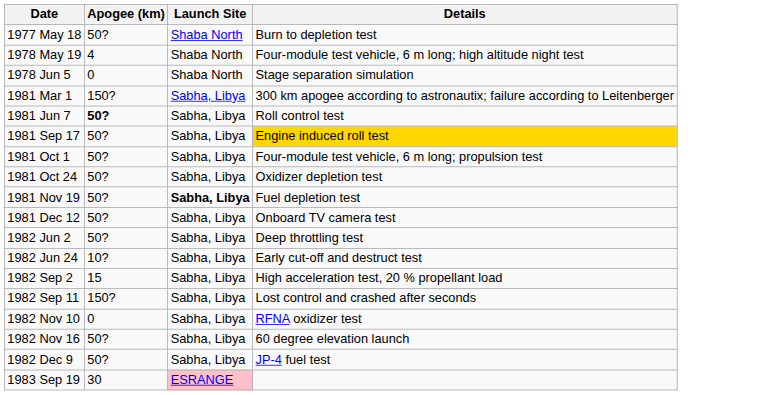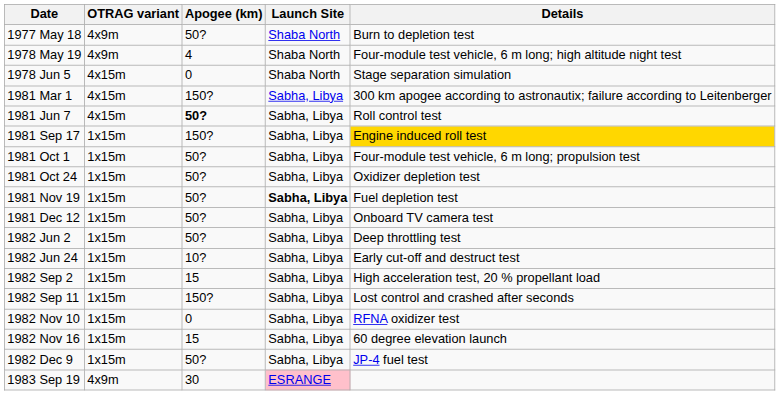+ column: (133, 14)
(98, 136) 50? -> (199, 136) 150?
(98, 339) 50? -> (192, 339) 15
